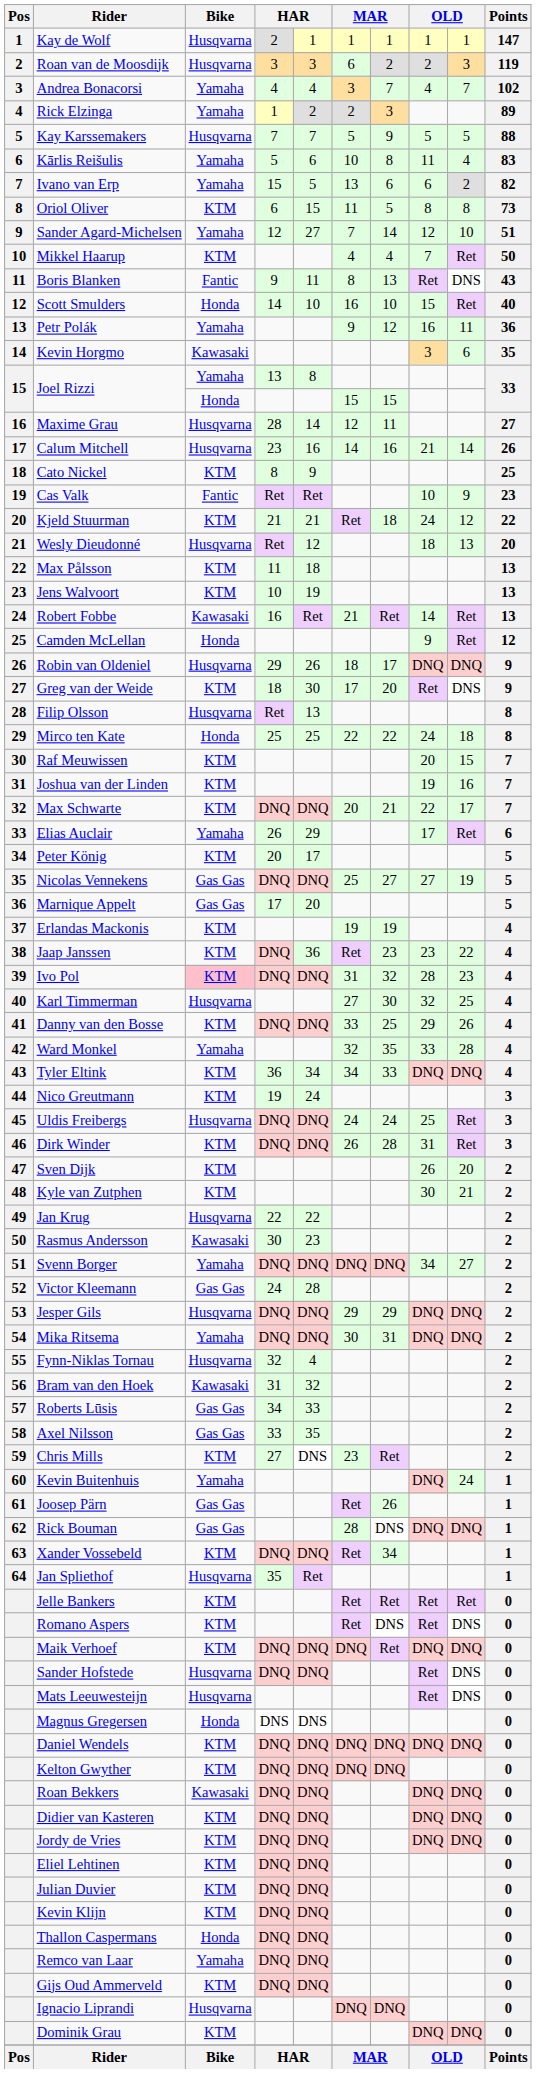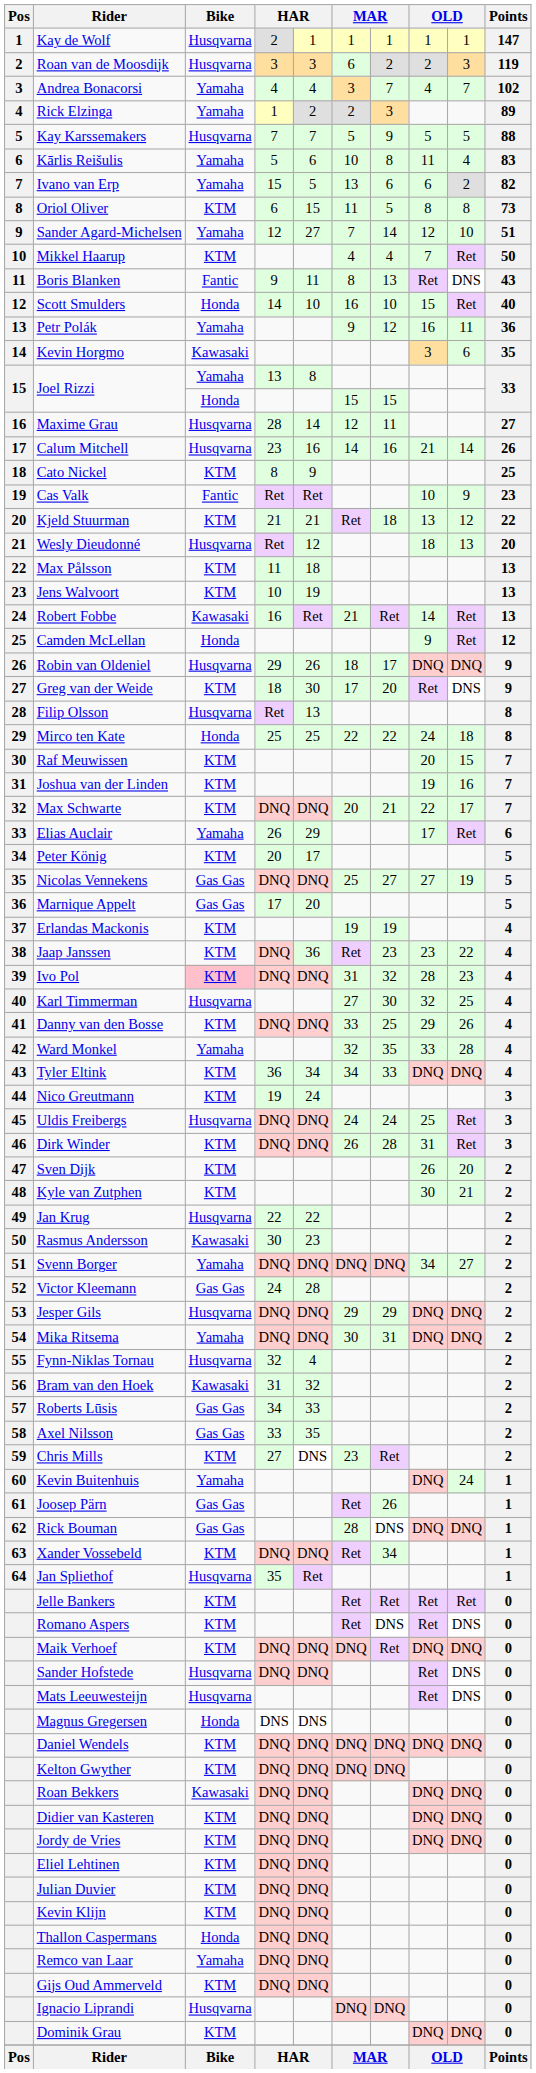(428, 520) 24 -> (428, 520) 13
